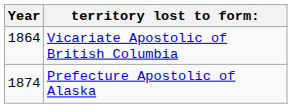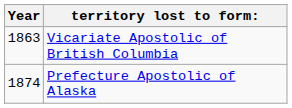(24, 38) 1864 -> (24, 38) 1863
